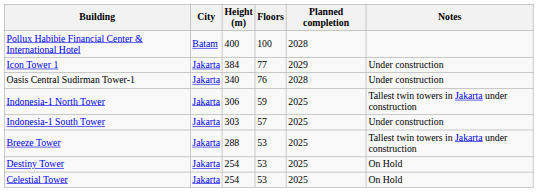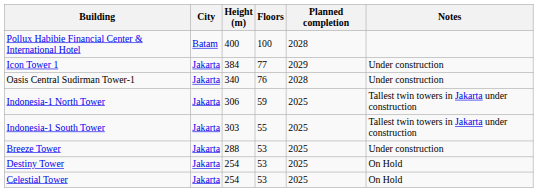(262, 122) 57 -> (262, 128) 55
(406, 122) Under construction -> (438, 128) Tallest twin towers in Jakarta under construction
(438, 143) Tallest twin towers in Jakarta under construction -> (406, 149) Under construction
